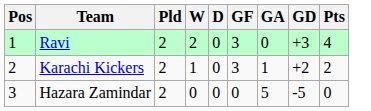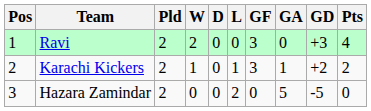+ column: (237, 17)
